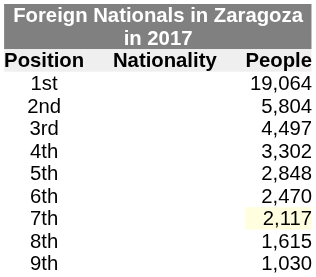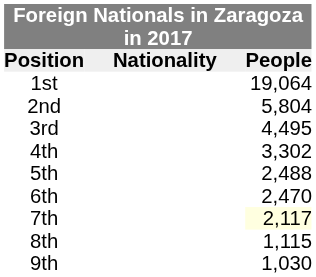(287, 128) 4,497 -> (287, 128) 4,495
(287, 173) 2,848 -> (287, 173) 2,488
(287, 241) 1,615 -> (287, 241) 1,115
